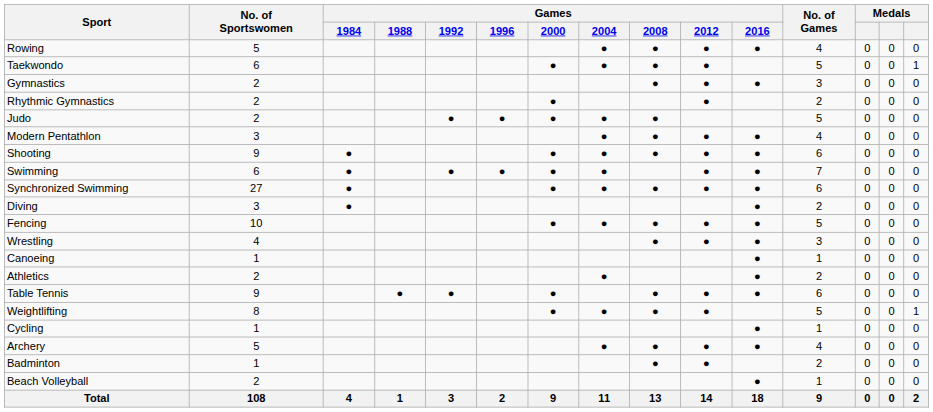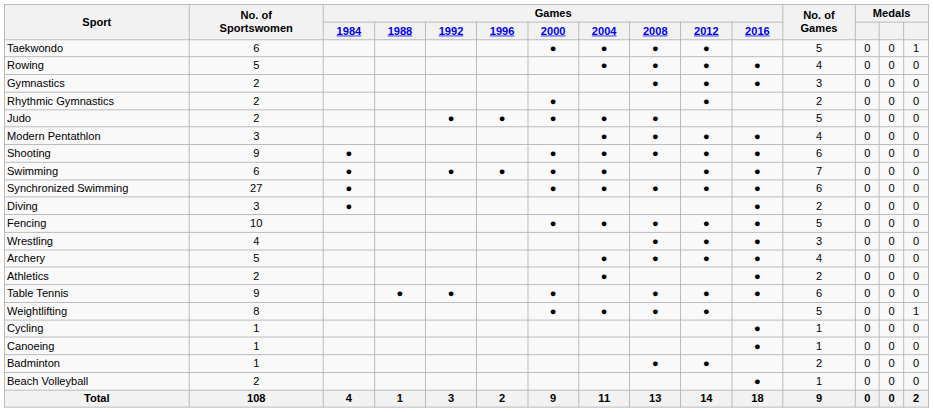rows swapped: (35, 66) <-> (25, 49)
rows swapped: (26, 346) <-> (31, 259)
